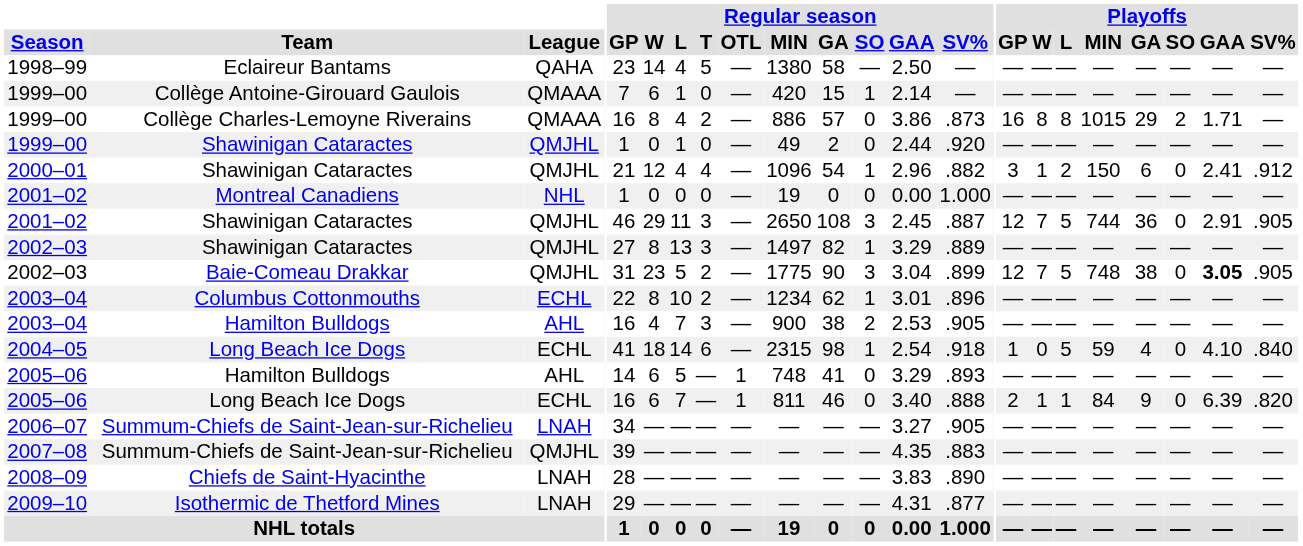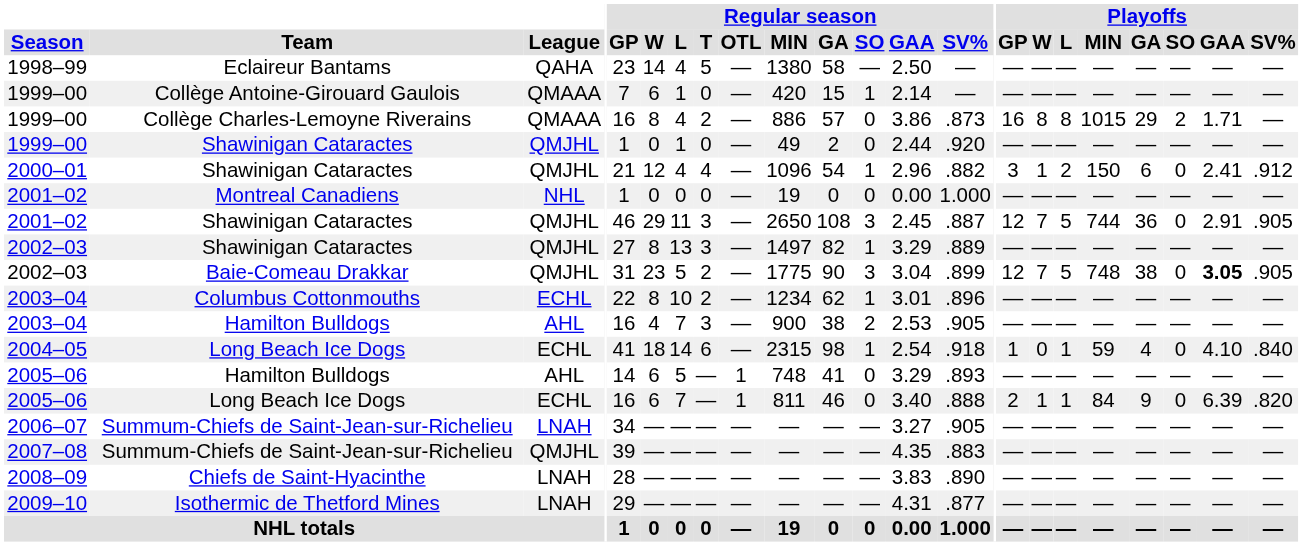(1066, 349) 5 -> (1066, 349) 1
